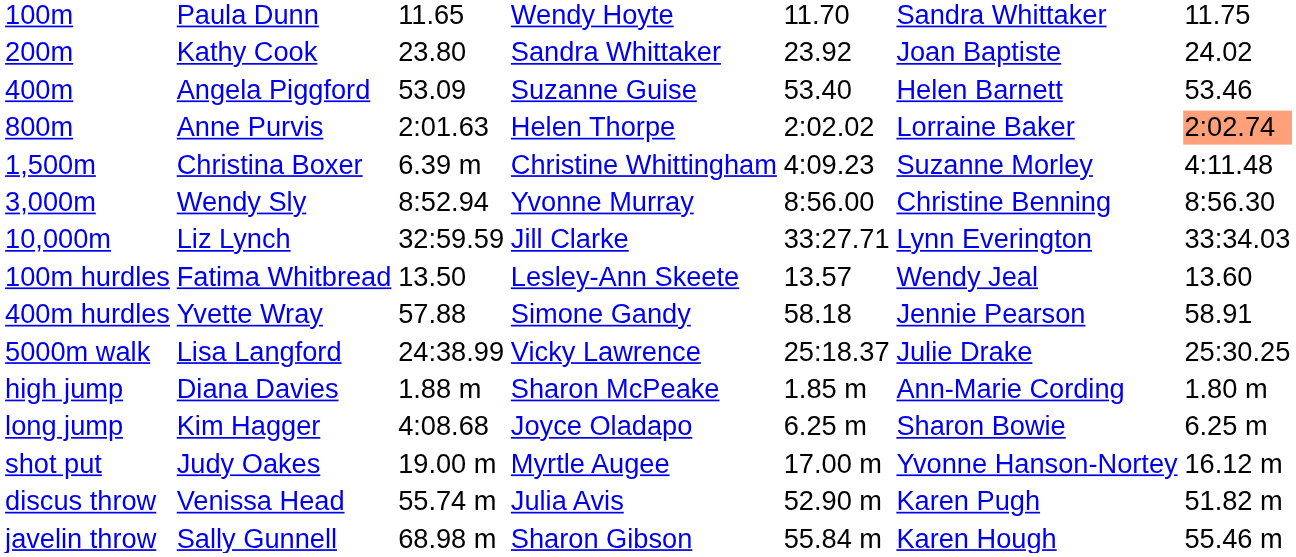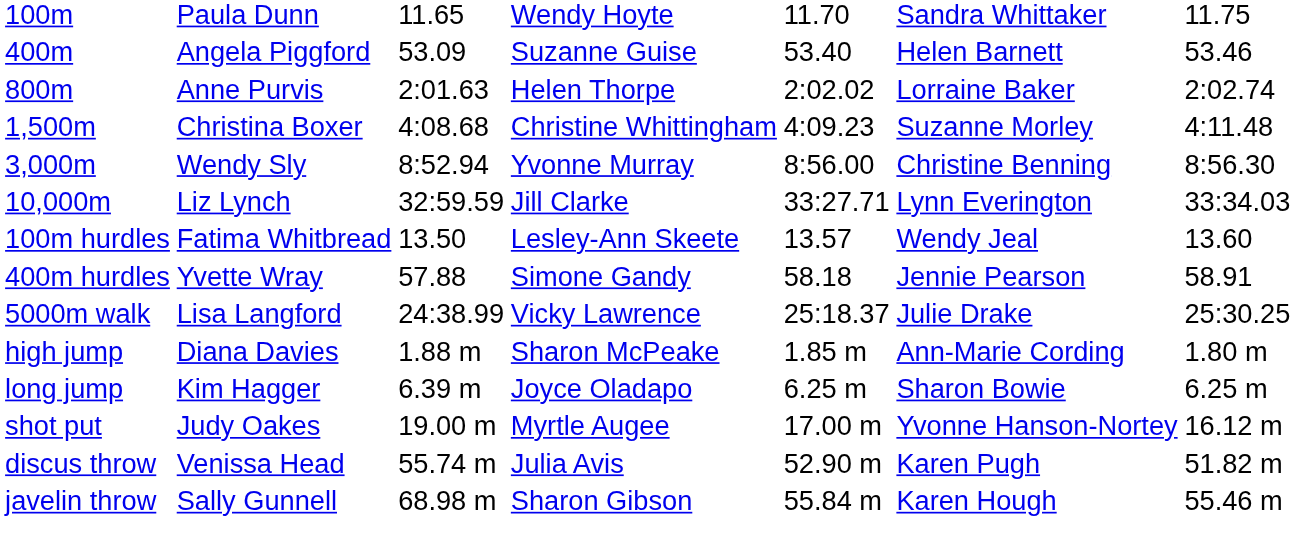- row: (39, 52)
(1230, 127) lightsalmon background -> (1230, 89) no background
(440, 164) 6.39 m -> (444, 127) 4:08.68
(444, 426) 4:08.68 -> (440, 389) 6.39 m
